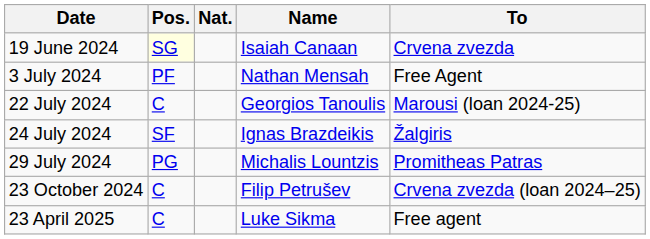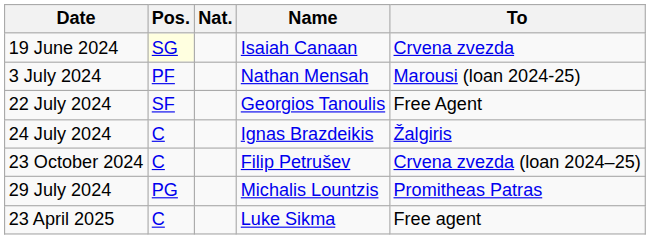(438, 76) Free Agent -> (487, 76) Marousi (loan 2024-25)
(158, 104) C -> (163, 104) SF
(487, 104) Marousi (loan 2024-25) -> (438, 104) Free Agent
(163, 133) SF -> (158, 133) C
rows swapped: (60, 162) <-> (76, 190)
